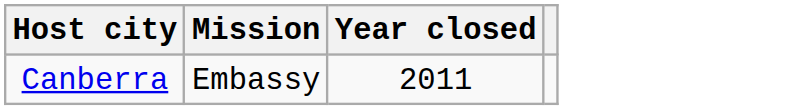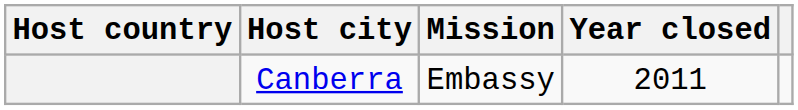+ column: (122, 30)
